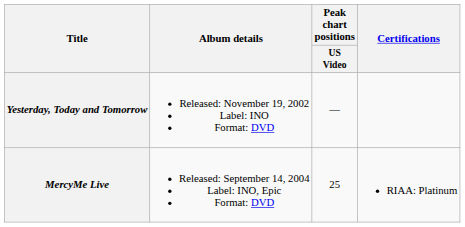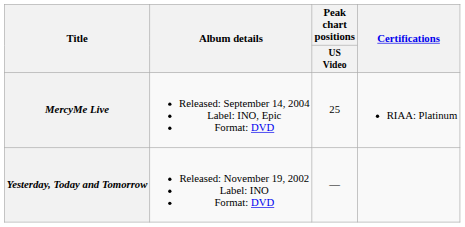rows swapped: (77, 110) <-> (77, 184)
